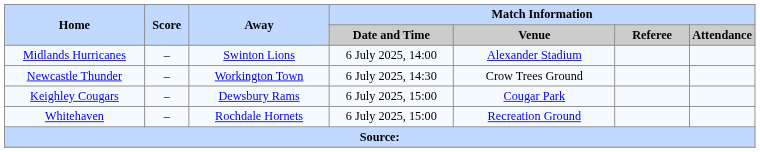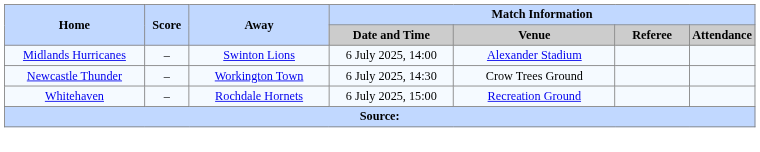- row: (74, 96)
